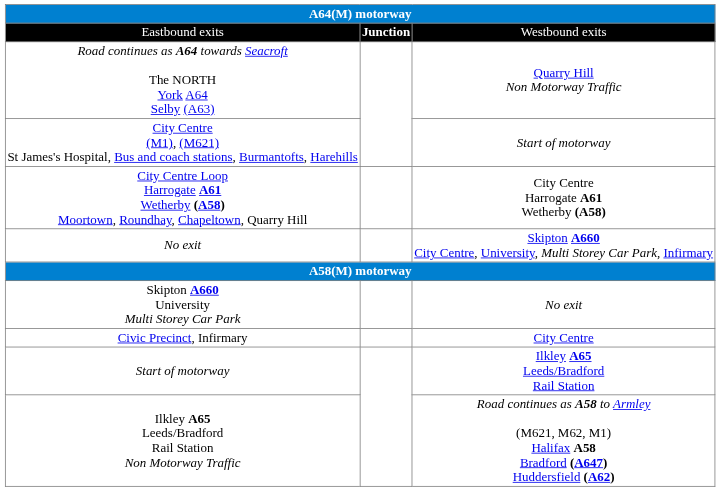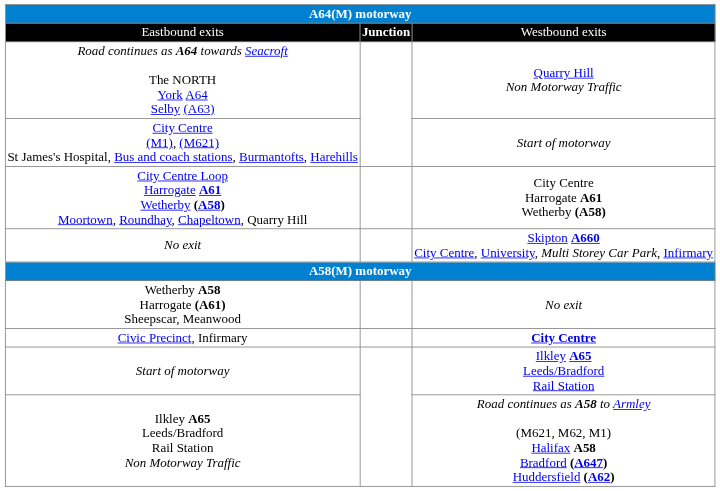+ row: (183, 304)
- row: (183, 304)
(564, 337) normal -> (564, 337) bold
